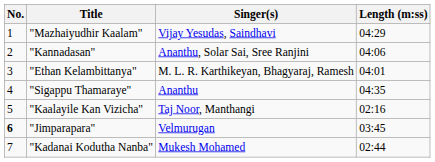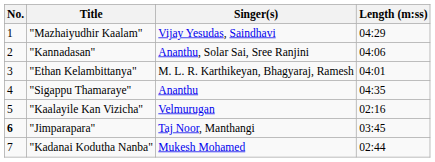(207, 109) Taj Noor, Manthangi -> (187, 109) Velmurugan
(187, 128) Velmurugan -> (207, 128) Taj Noor, Manthangi
